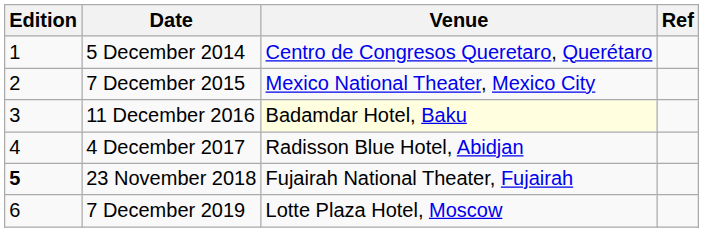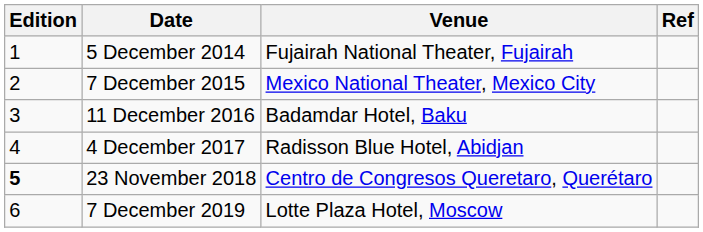(459, 52) Centro de Congresos Queretaro, Querétaro -> (419, 52) Fujairah National Theater, Fujairah
(366, 115) lightyellow background -> (366, 115) no background
(419, 178) Fujairah National Theater, Fujairah -> (459, 178) Centro de Congresos Queretaro, Querétaro
